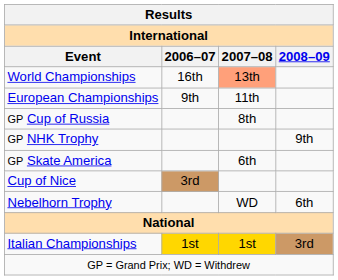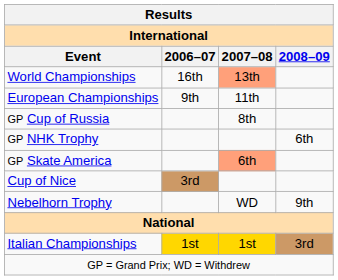(304, 139) 9th -> (304, 139) 6th
(247, 160) no background -> (247, 160) lightsalmon background
(304, 202) 6th -> (304, 202) 9th
